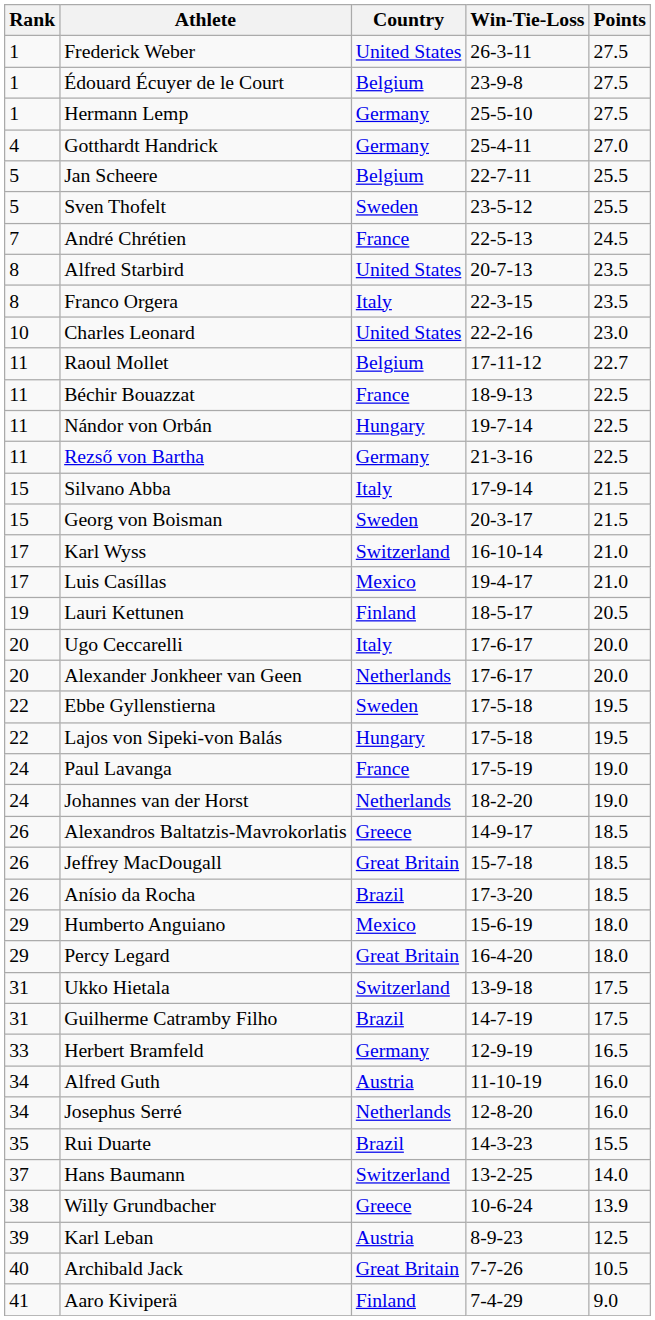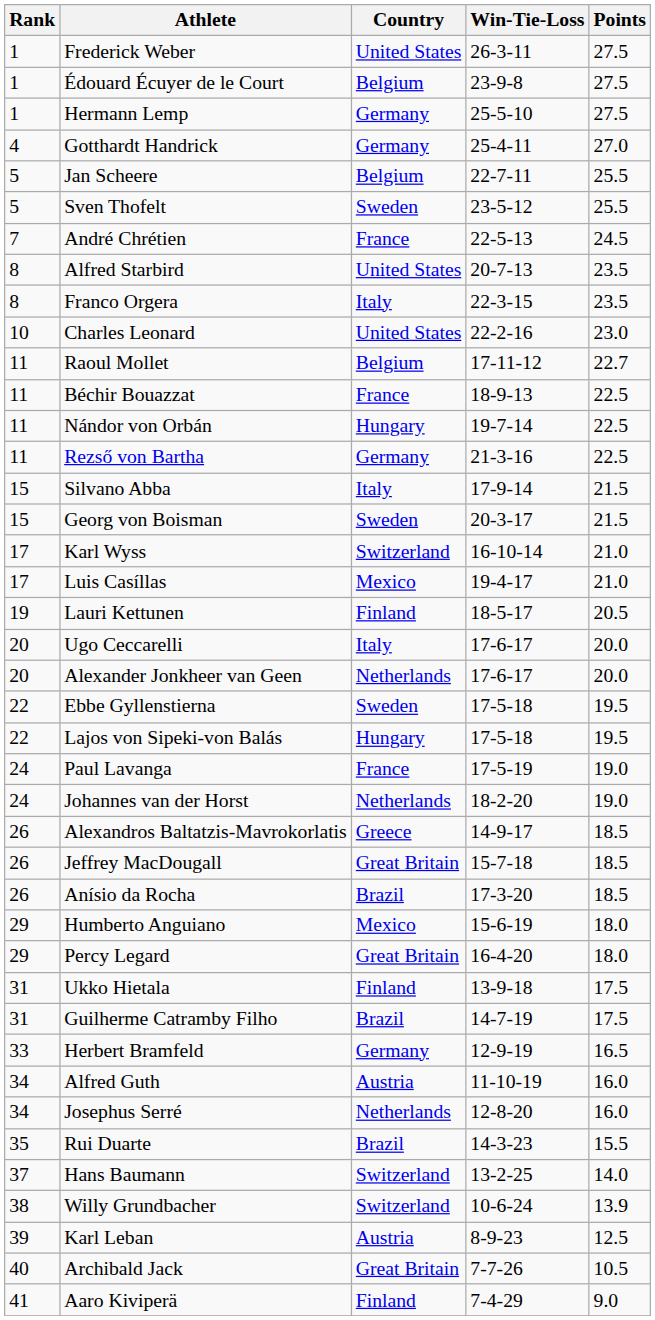(403, 987) Switzerland -> (386, 987) Finland
(384, 1206) Greece -> (403, 1206) Switzerland
